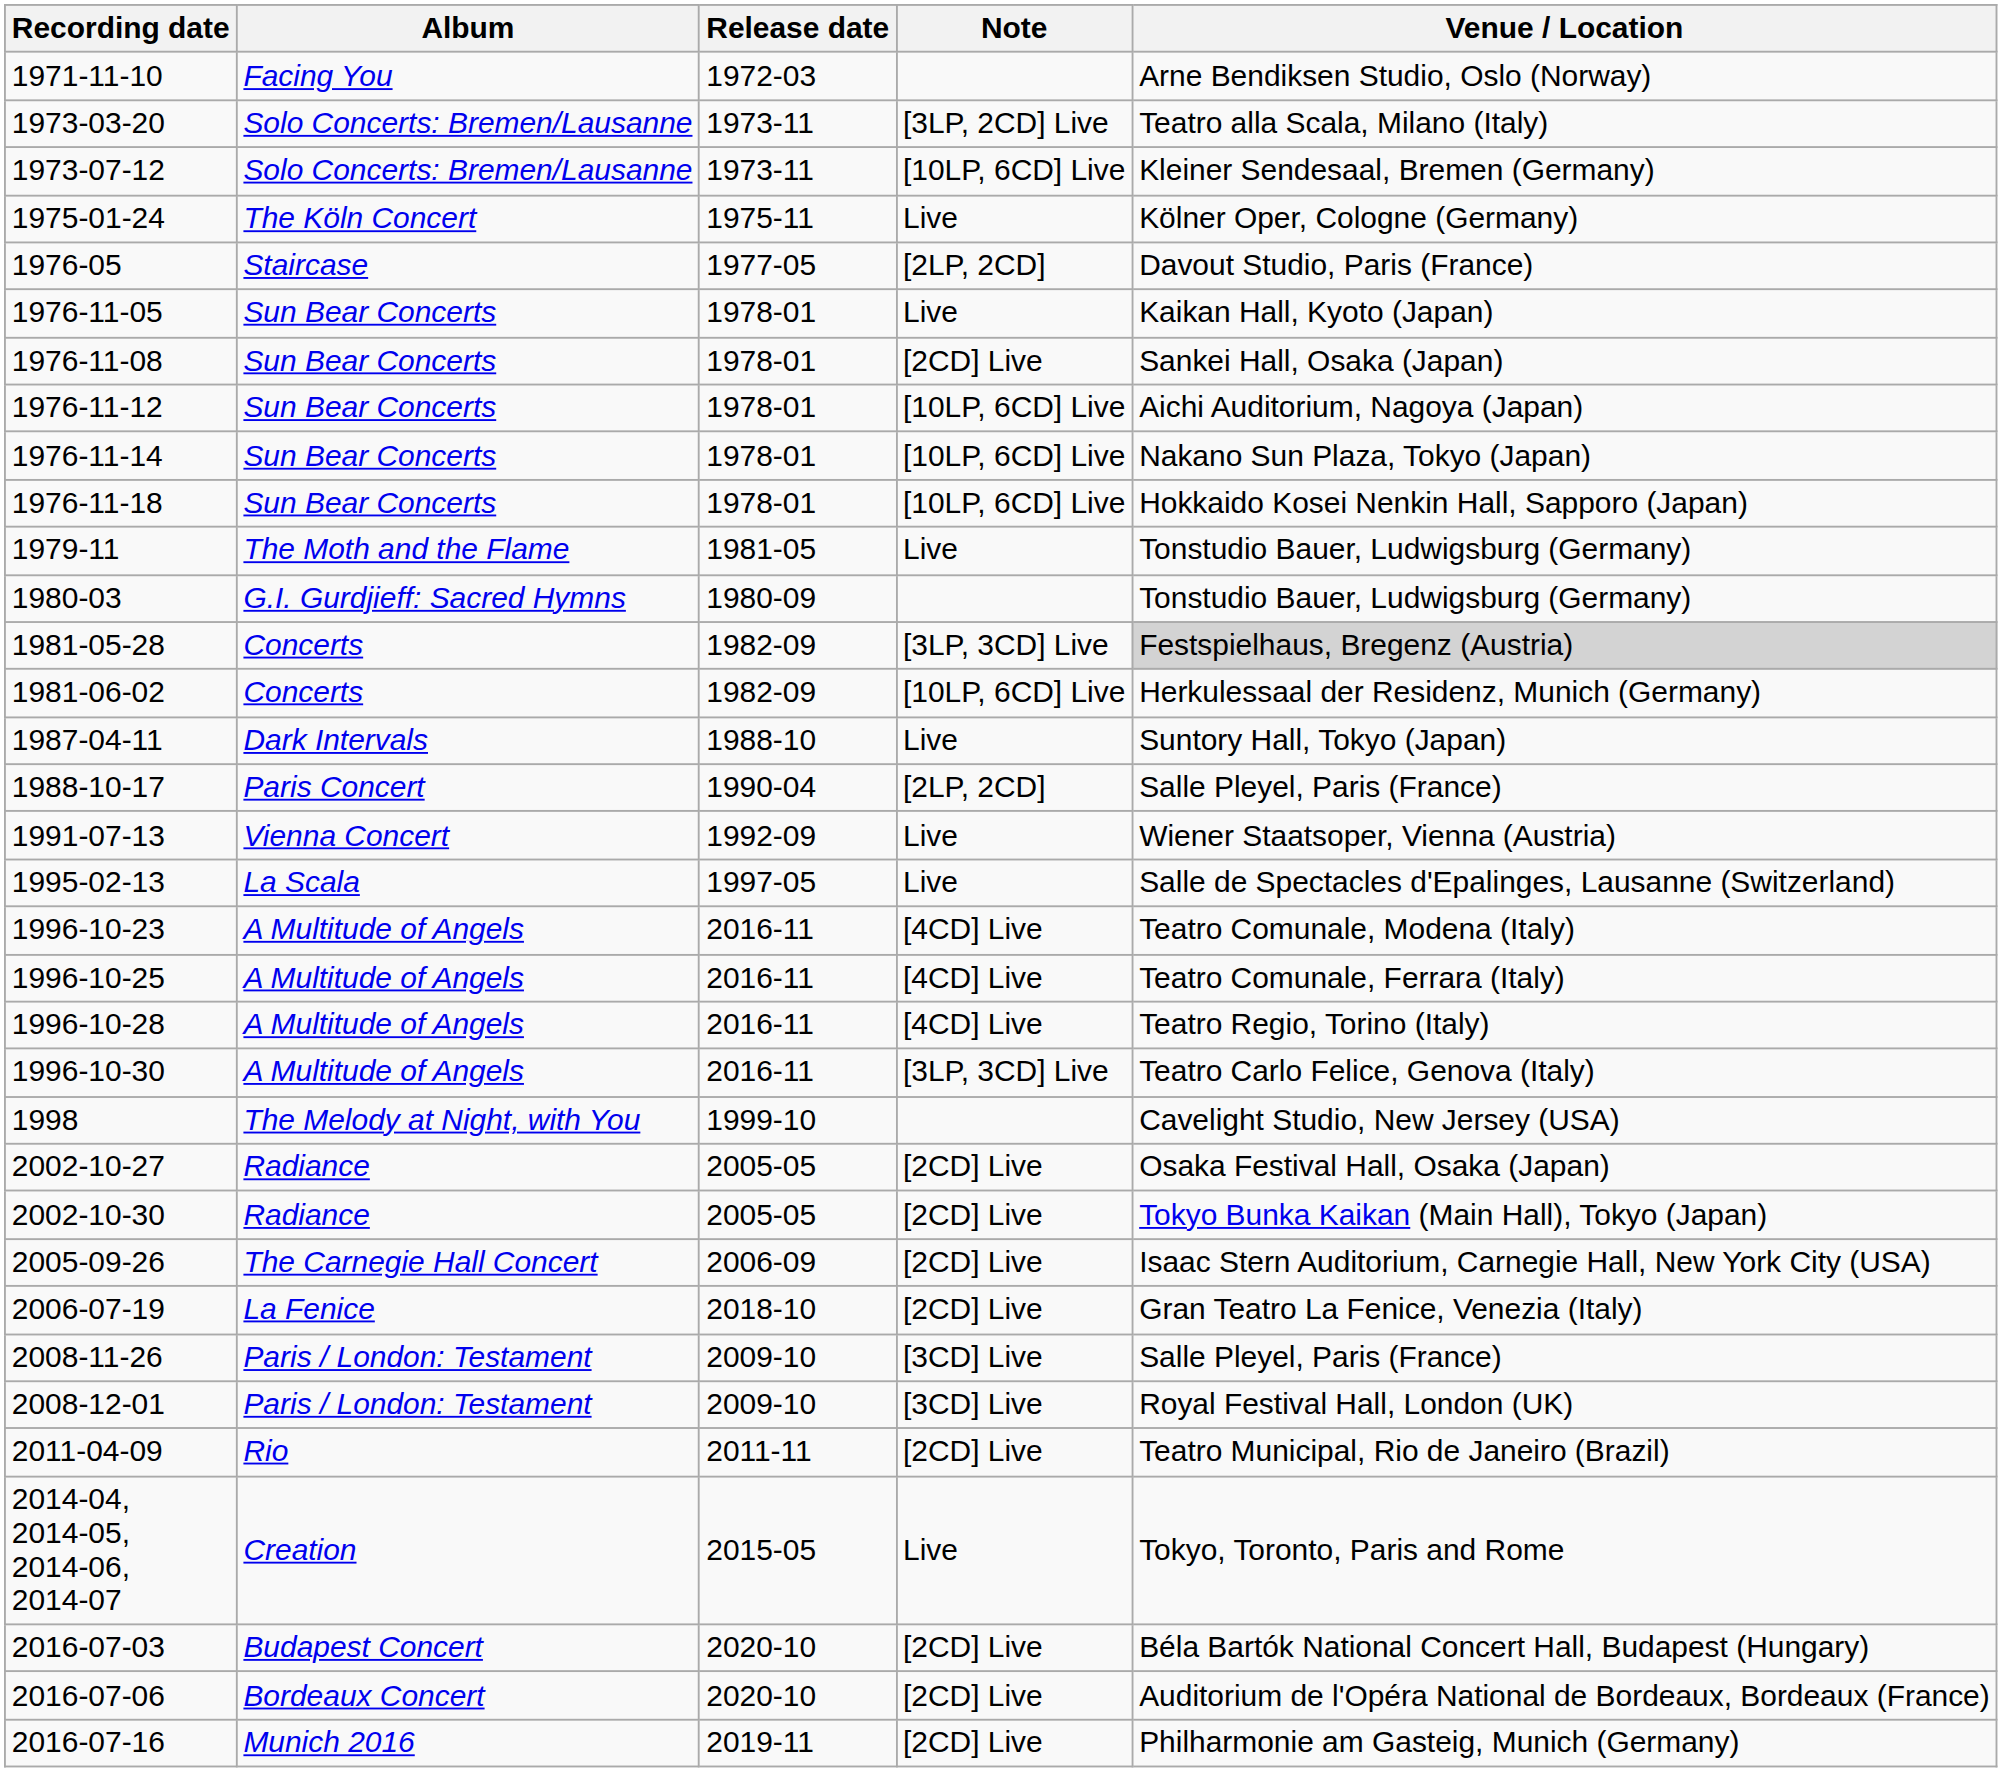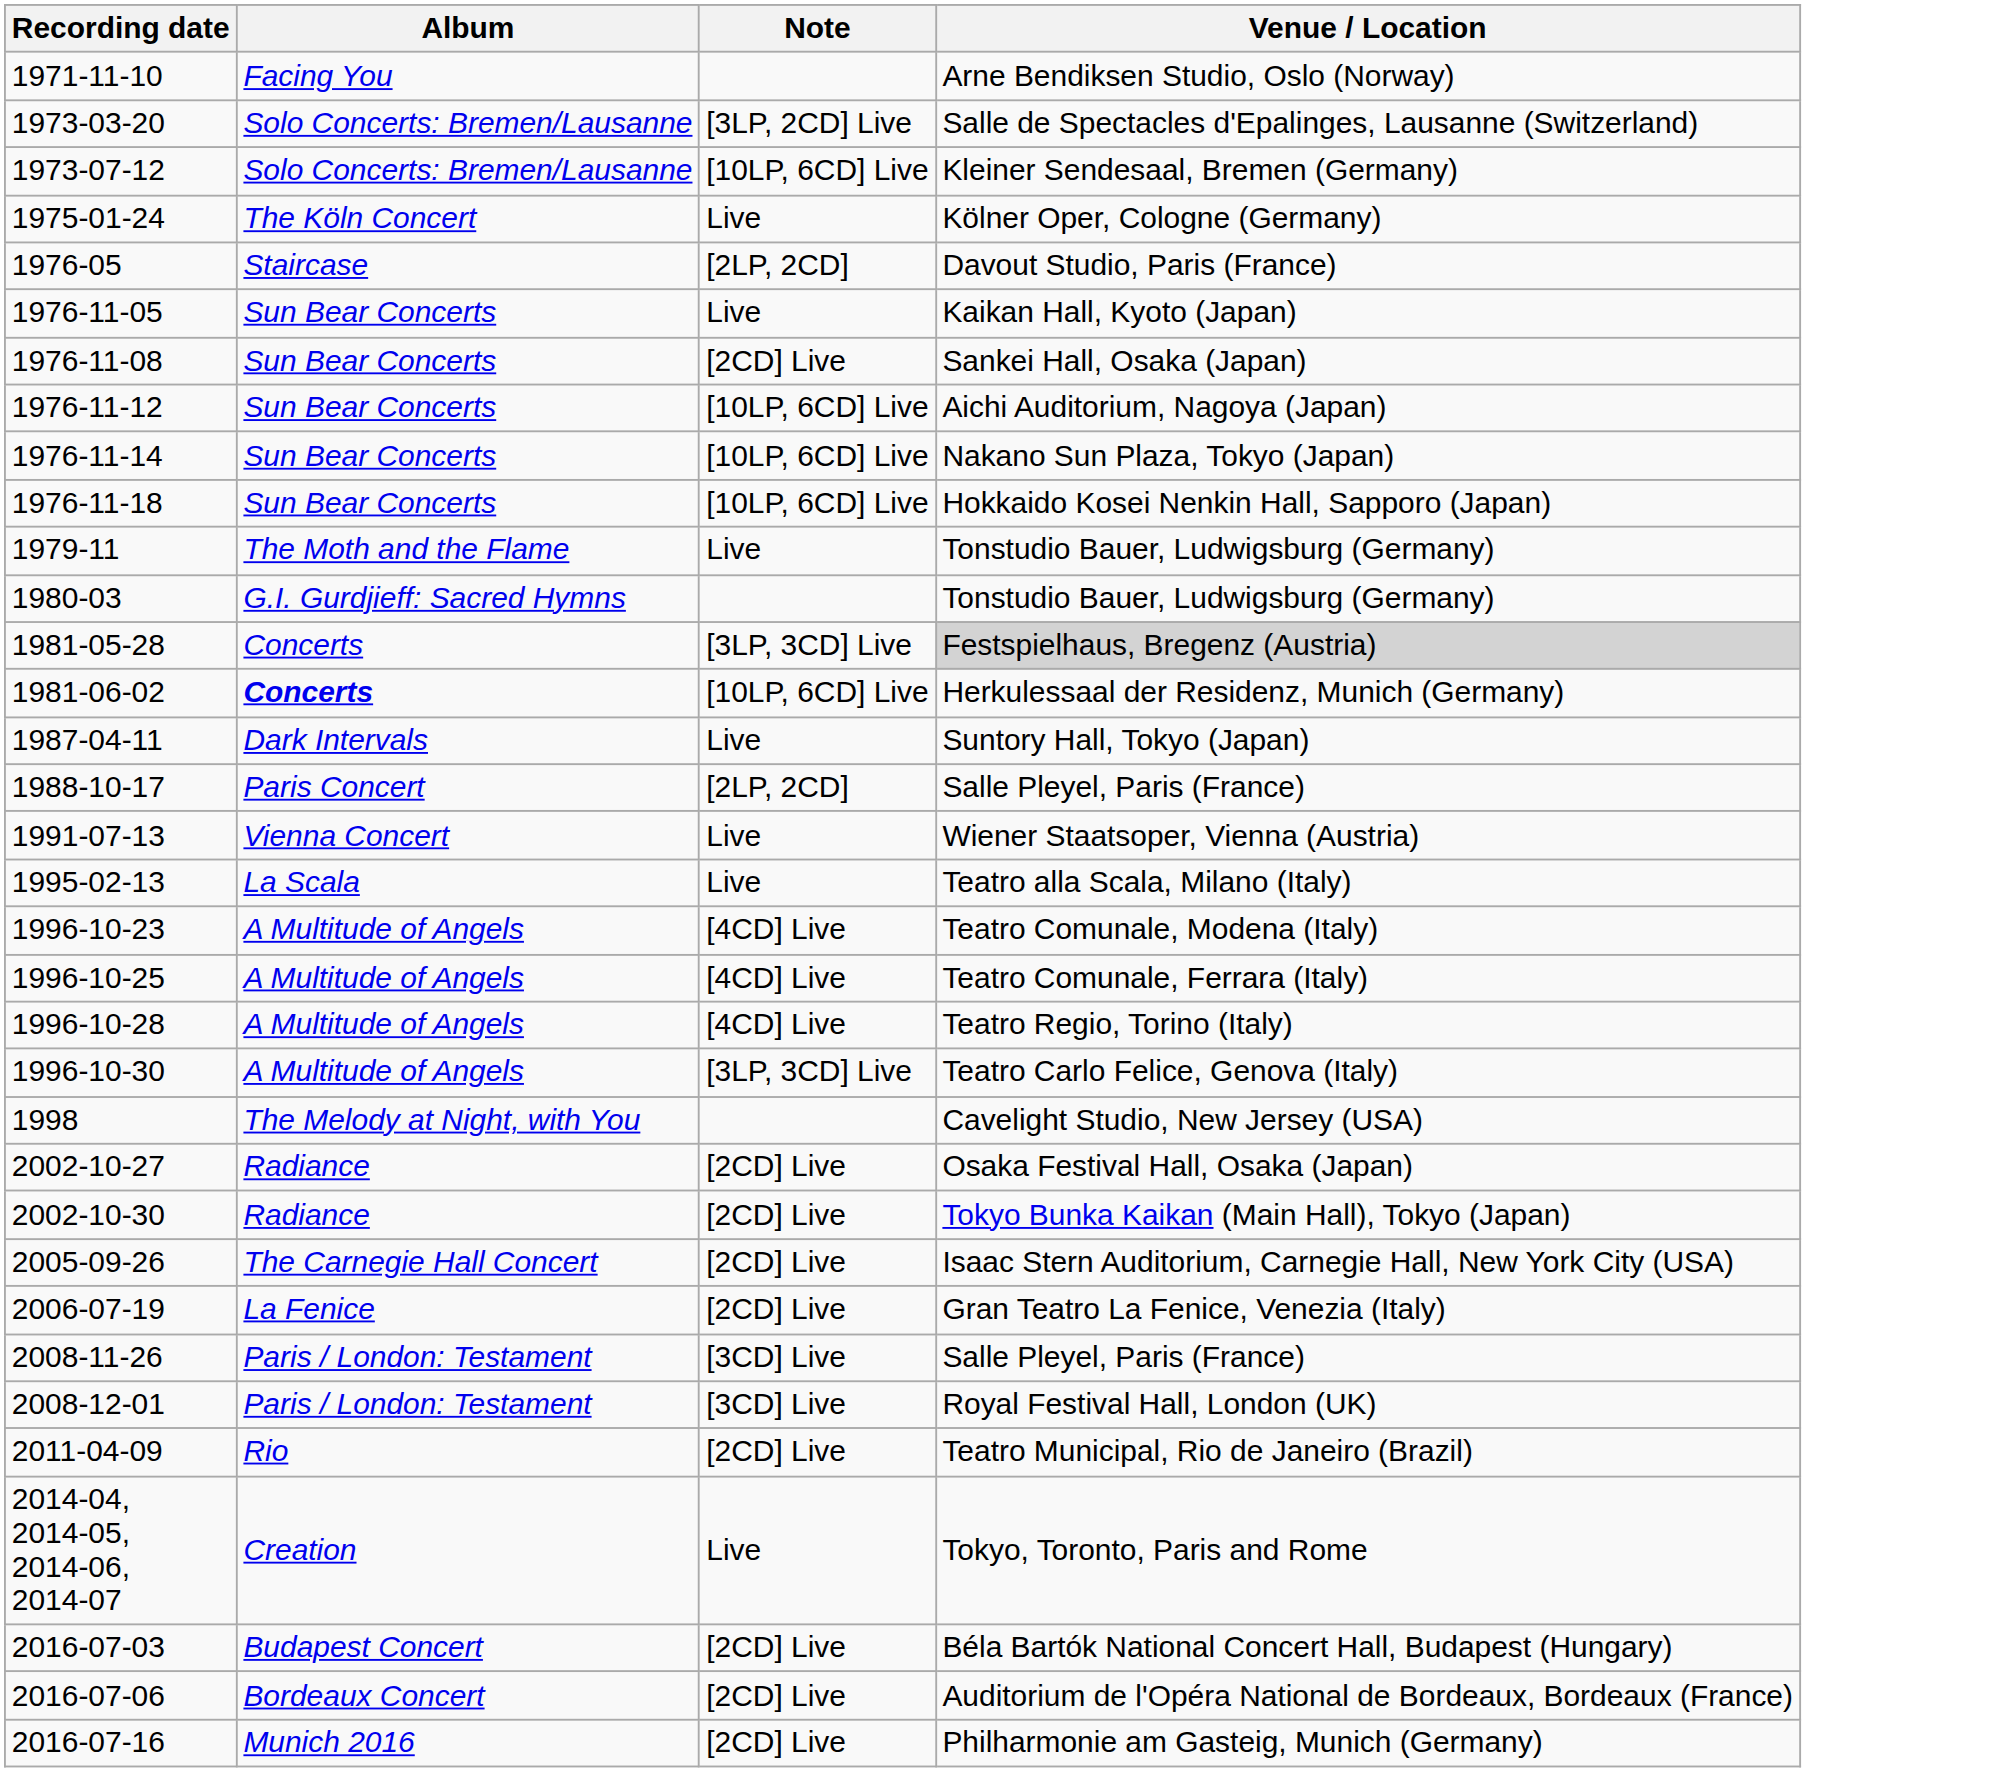- column: (798, 28)
(1344, 123) Teatro alla Scala, Milano (Italy) -> (1320, 123) Salle de Spectacles d'Epalinges, Lausanne (Switzerland)
(303, 692) normal -> (308, 692) bold
(1517, 882) Salle de Spectacles d'Epalinges, Lausanne (Switzerland) -> (1147, 882) Teatro alla Scala, Milano (Italy)
